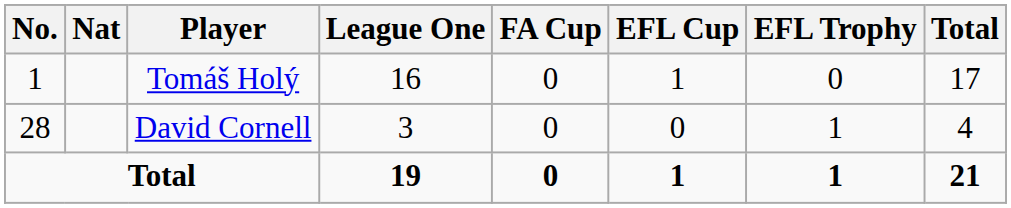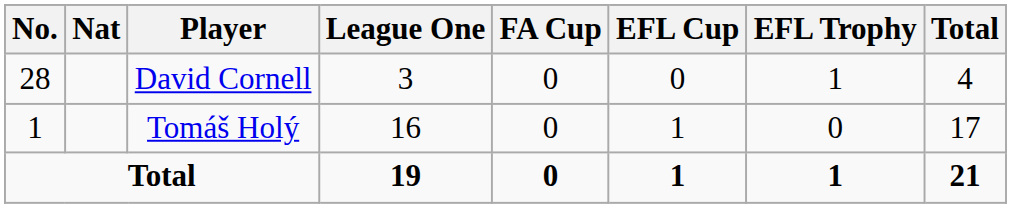rows swapped: (223, 78) <-> (223, 127)
